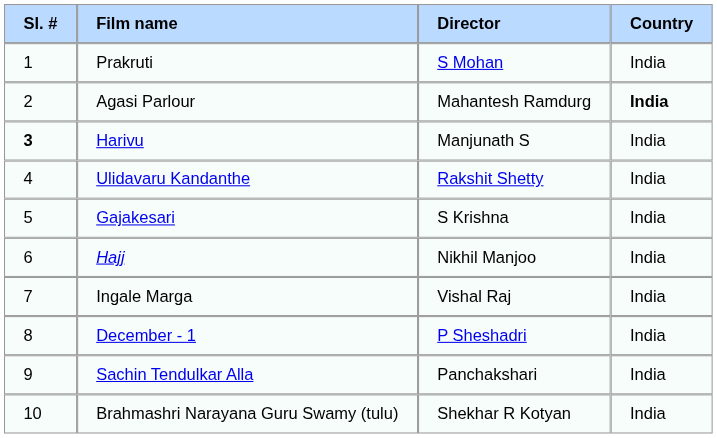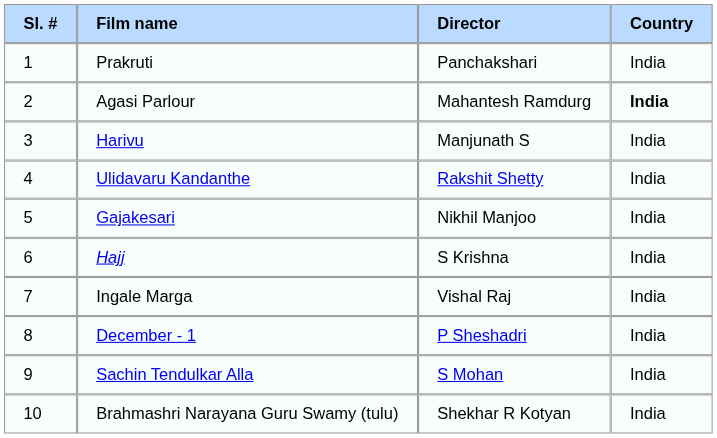(470, 62) S Mohan -> (487, 62) Panchakshari
(40, 141) bold -> (40, 141) normal
(473, 218) S Krishna -> (487, 218) Nikhil Manjoo
(487, 257) Nikhil Manjoo -> (473, 257) S Krishna
(487, 374) Panchakshari -> (470, 374) S Mohan
